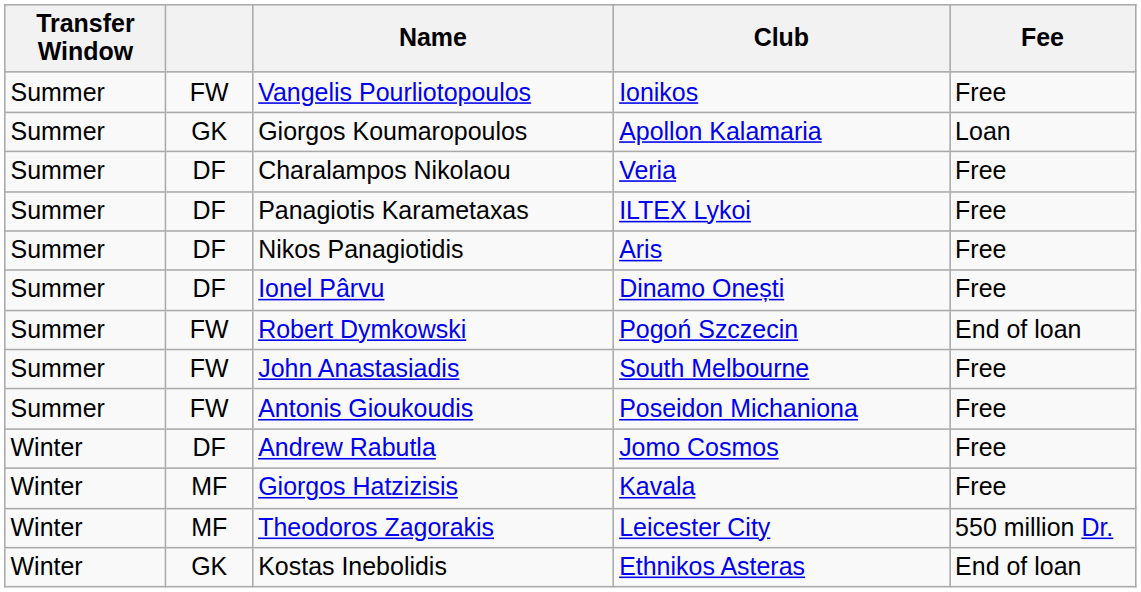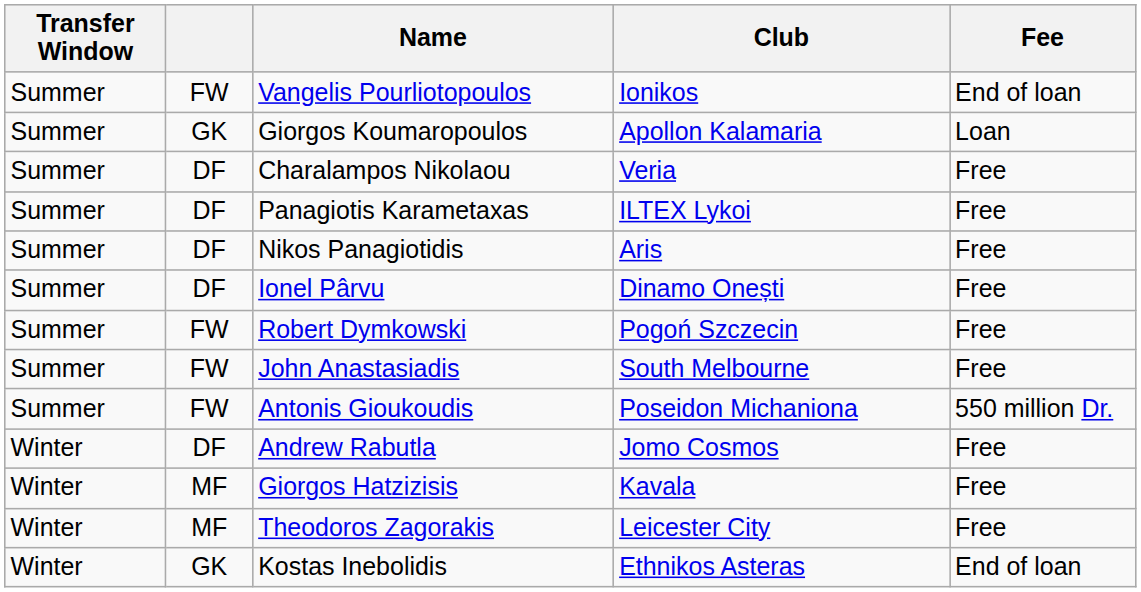(981, 91) Free -> (1018, 91) End of loan
(1018, 329) End of loan -> (981, 329) Free
(981, 408) Free -> (1034, 408) 550 million Dr.
(1034, 527) 550 million Dr. -> (981, 527) Free
